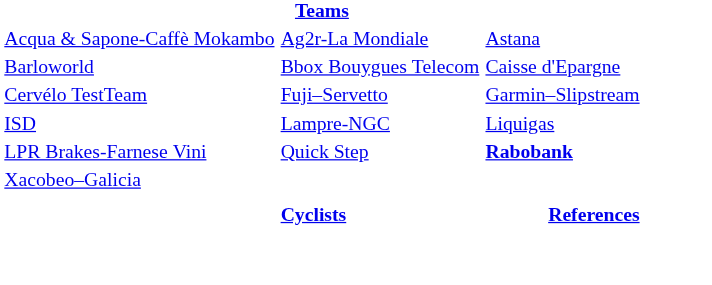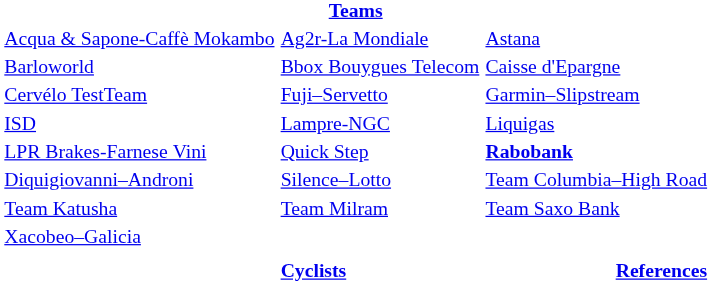+ row: (99, 179)
+ row: (61, 208)
